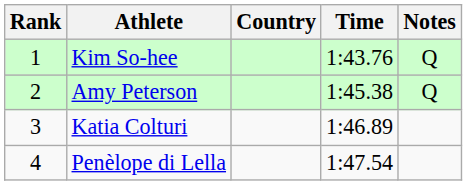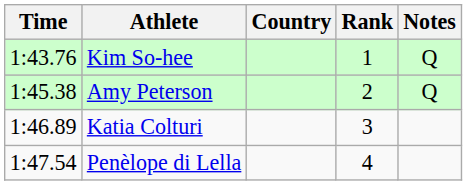columns swapped: (36, 22) <-> (360, 22)
